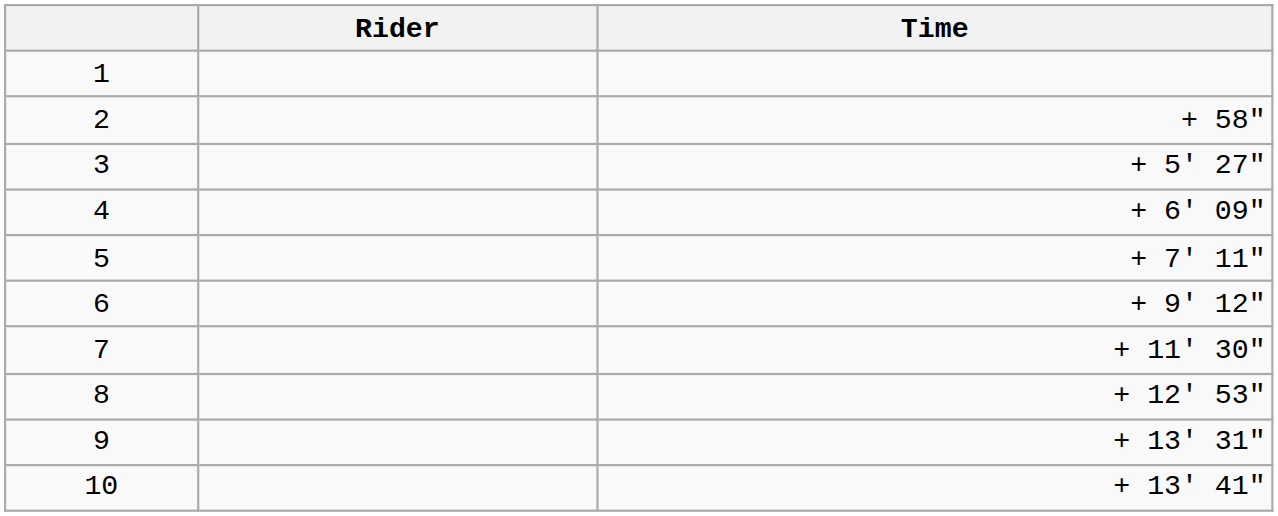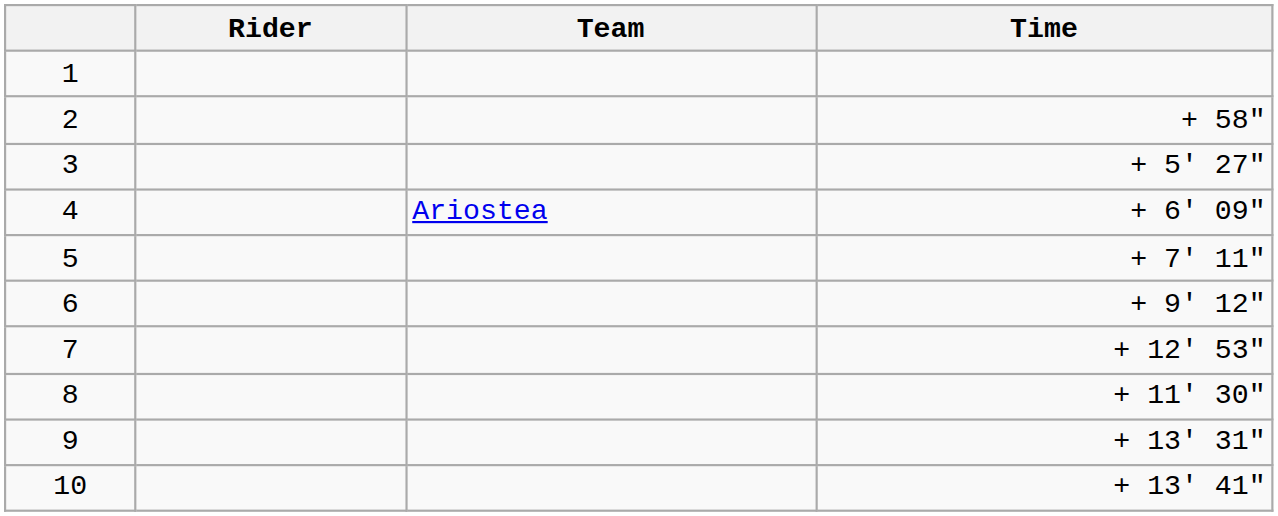+ column: (611, 28)
(1189, 350) + 11' 30" -> (1189, 350) + 12' 53"
(1189, 396) + 12' 53" -> (1189, 396) + 11' 30"
